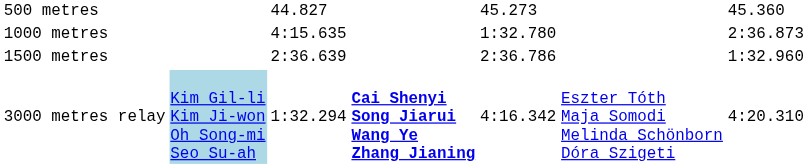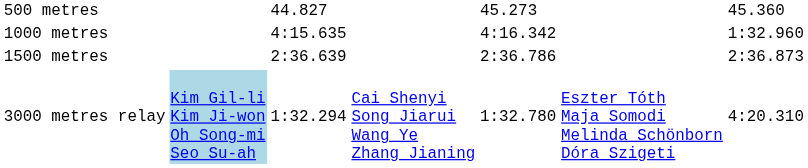(518, 34) 1:32.780 -> (518, 34) 4:16.342
(766, 34) 2:36.873 -> (766, 34) 1:32.960
(766, 57) 1:32.960 -> (766, 57) 2:36.873
(413, 126) bold -> (413, 126) normal
(518, 117) 4:16.342 -> (518, 117) 1:32.780
